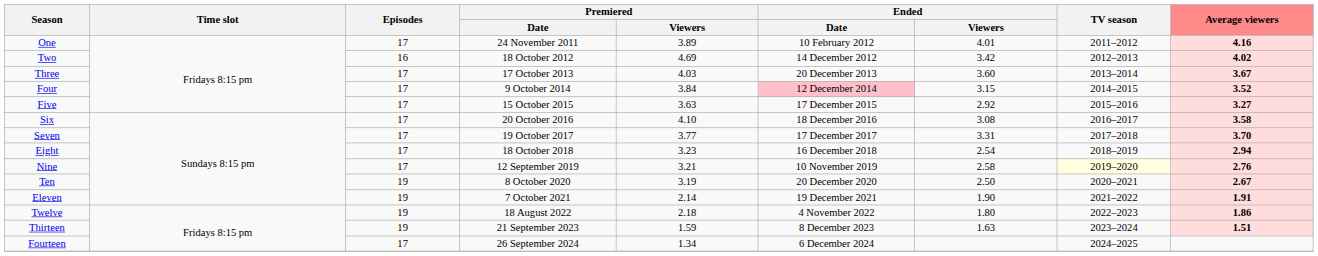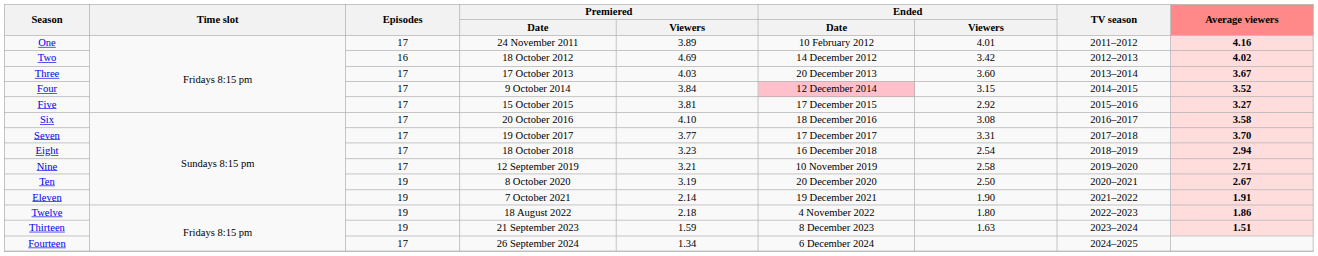(687, 104) 3.63 -> (687, 104) 3.81
(1114, 166) lightyellow background -> (1114, 166) no background
(1242, 166) 2.76 -> (1242, 166) 2.71
